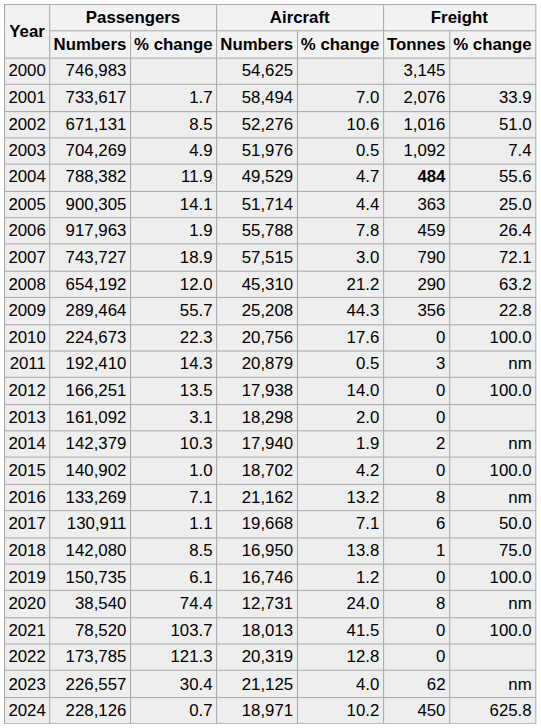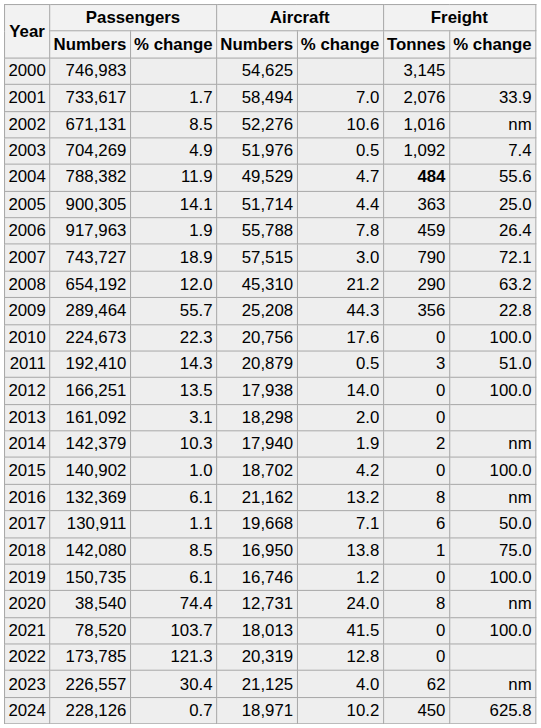(515, 124) 51.0 -> (520, 124) nm
(520, 364) nm -> (515, 364) 51.0
(96, 497) 133,269 -> (96, 497) 132,369
(201, 497) 7.1 -> (201, 497) 6.1
